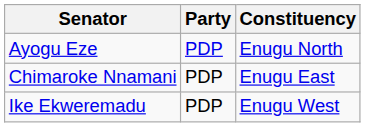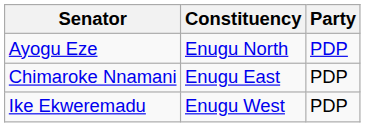columns swapped: (298, 19) <-> (208, 19)
